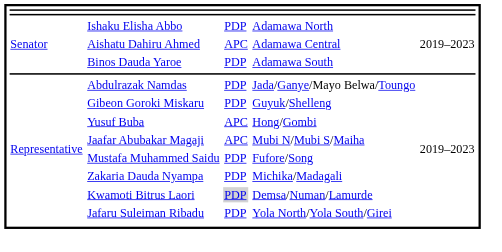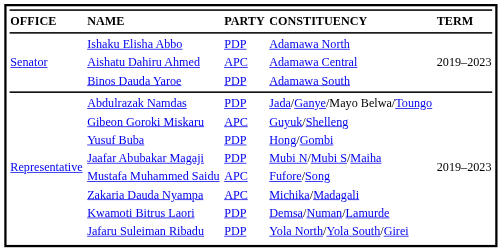+ row: (106, 21)
(235, 103) PDP -> (236, 121) APC
(236, 121) APC -> (235, 140) PDP
(236, 140) APC -> (235, 158) PDP
(235, 158) PDP -> (236, 176) APC
(235, 176) PDP -> (236, 194) APC
(235, 194) lightgrey background -> (235, 213) no background
